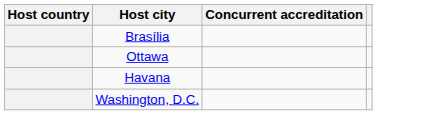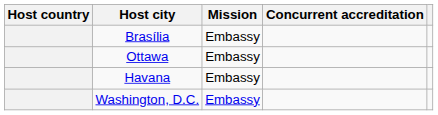+ column: (232, 15)
